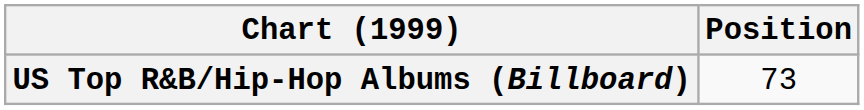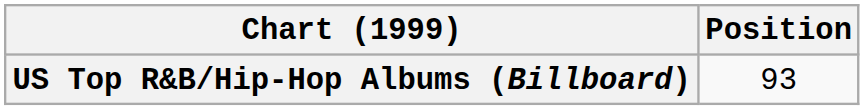(779, 80) 73 -> (779, 80) 93
